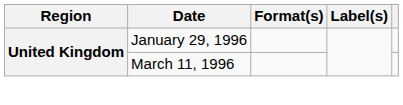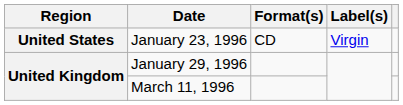+ row: (189, 40)
